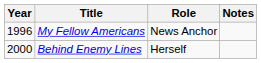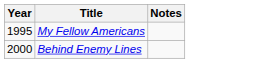- column: (184, 13)
(20, 31) 1996 -> (20, 31) 1995
